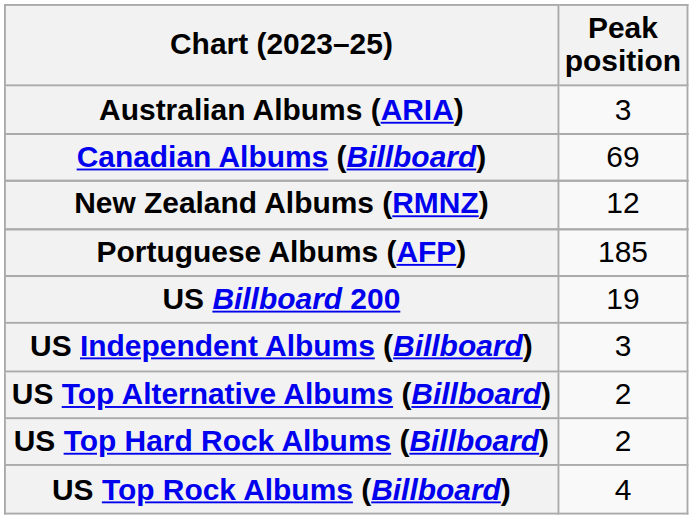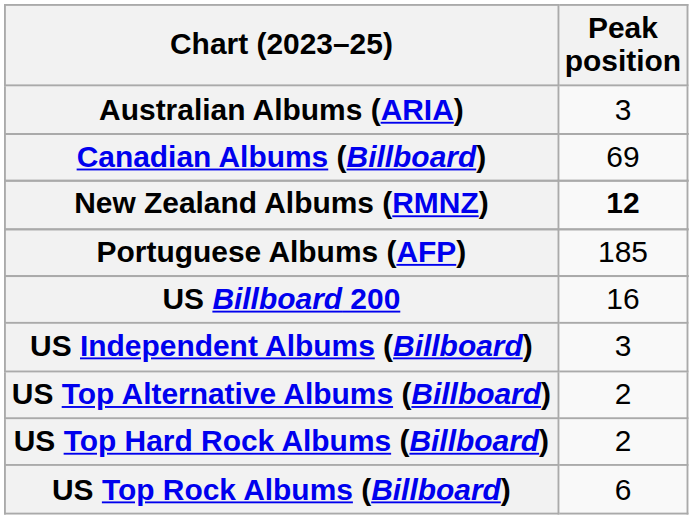(623, 204) normal -> (623, 204) bold
(623, 299) 19 -> (623, 299) 16
(623, 488) 4 -> (623, 488) 6
